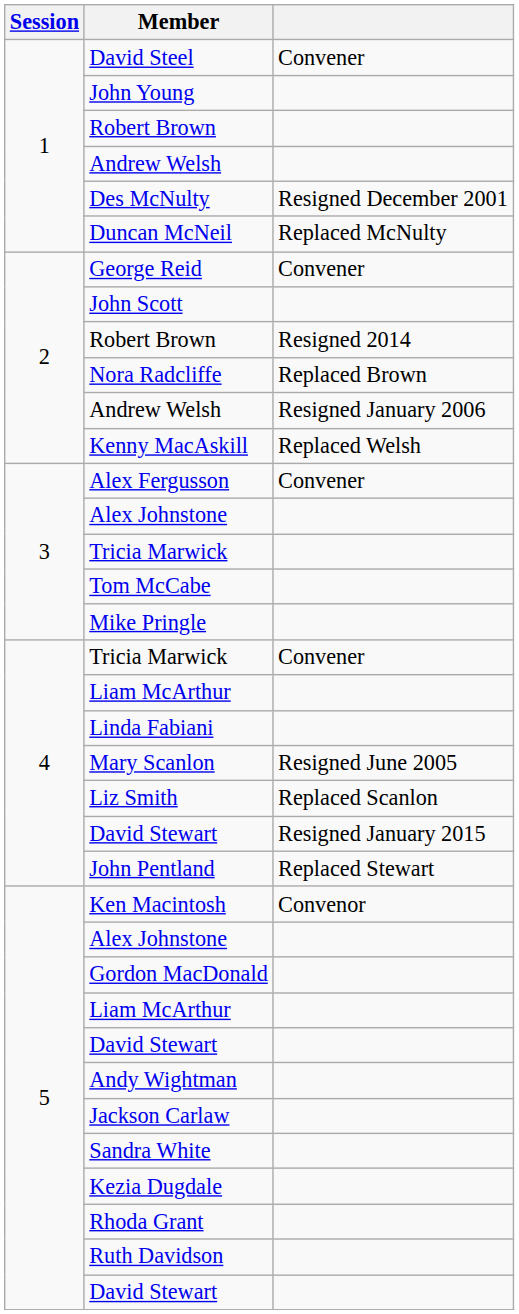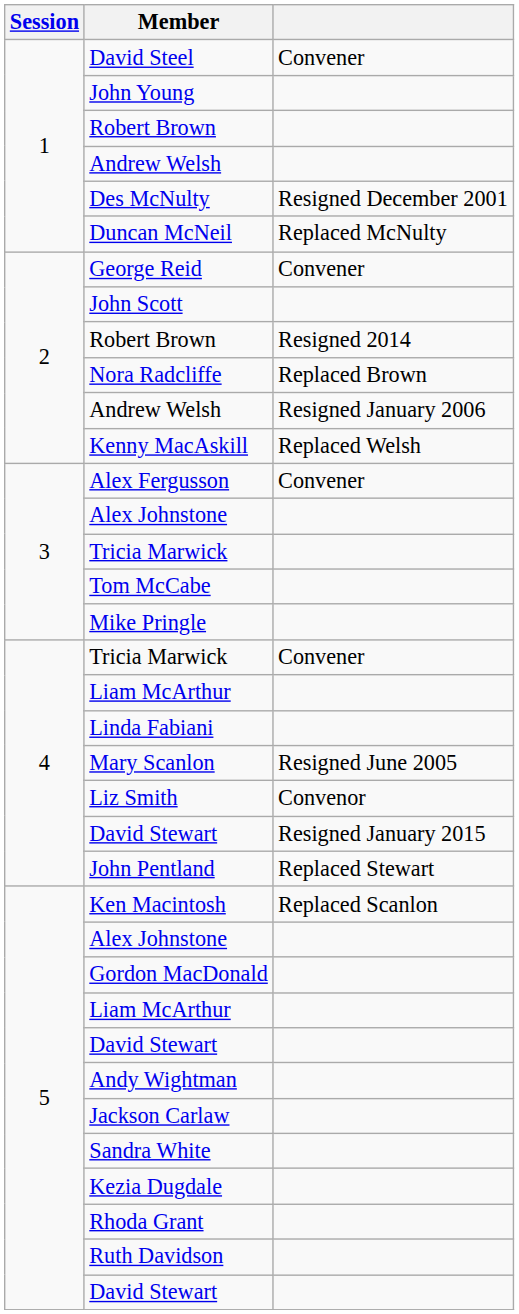(358, 798) Replaced Scanlon -> (322, 798) Convenor
(322, 903) Convenor -> (358, 903) Replaced Scanlon
